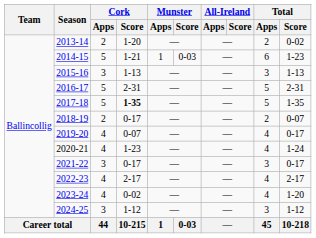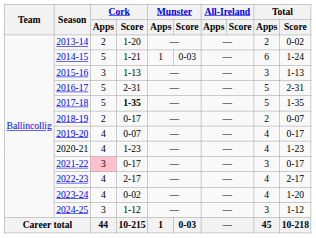(295, 57) 1-23 -> (295, 57) 1-24
(295, 149) 1-24 -> (295, 149) 1-23
(103, 164) no background -> (103, 164) pink background
